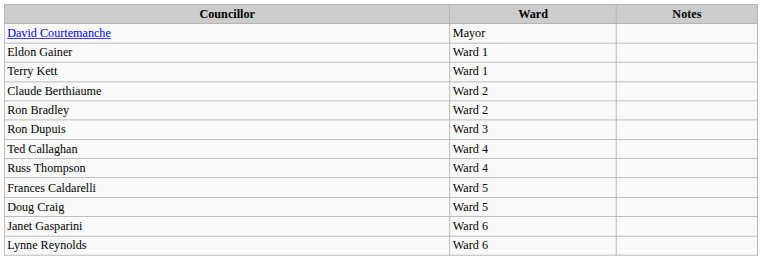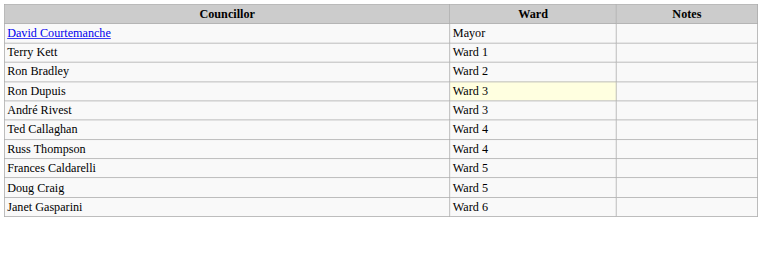- row: (40, 52)
- row: (54, 91)
(470, 129) no background -> (470, 91) lightyellow background
+ row: (39, 110)
- row: (47, 245)
